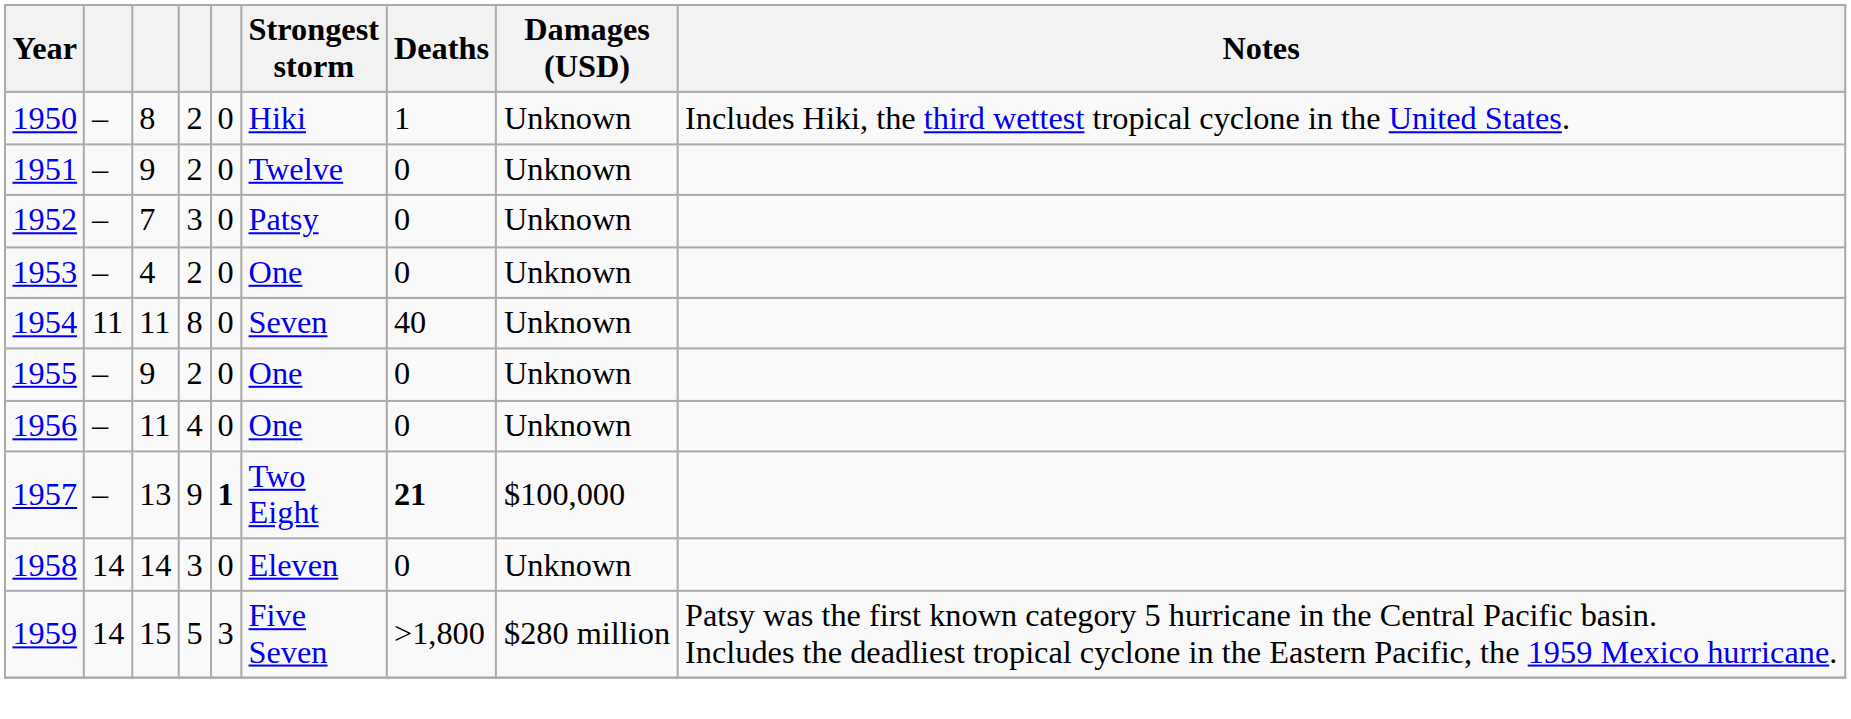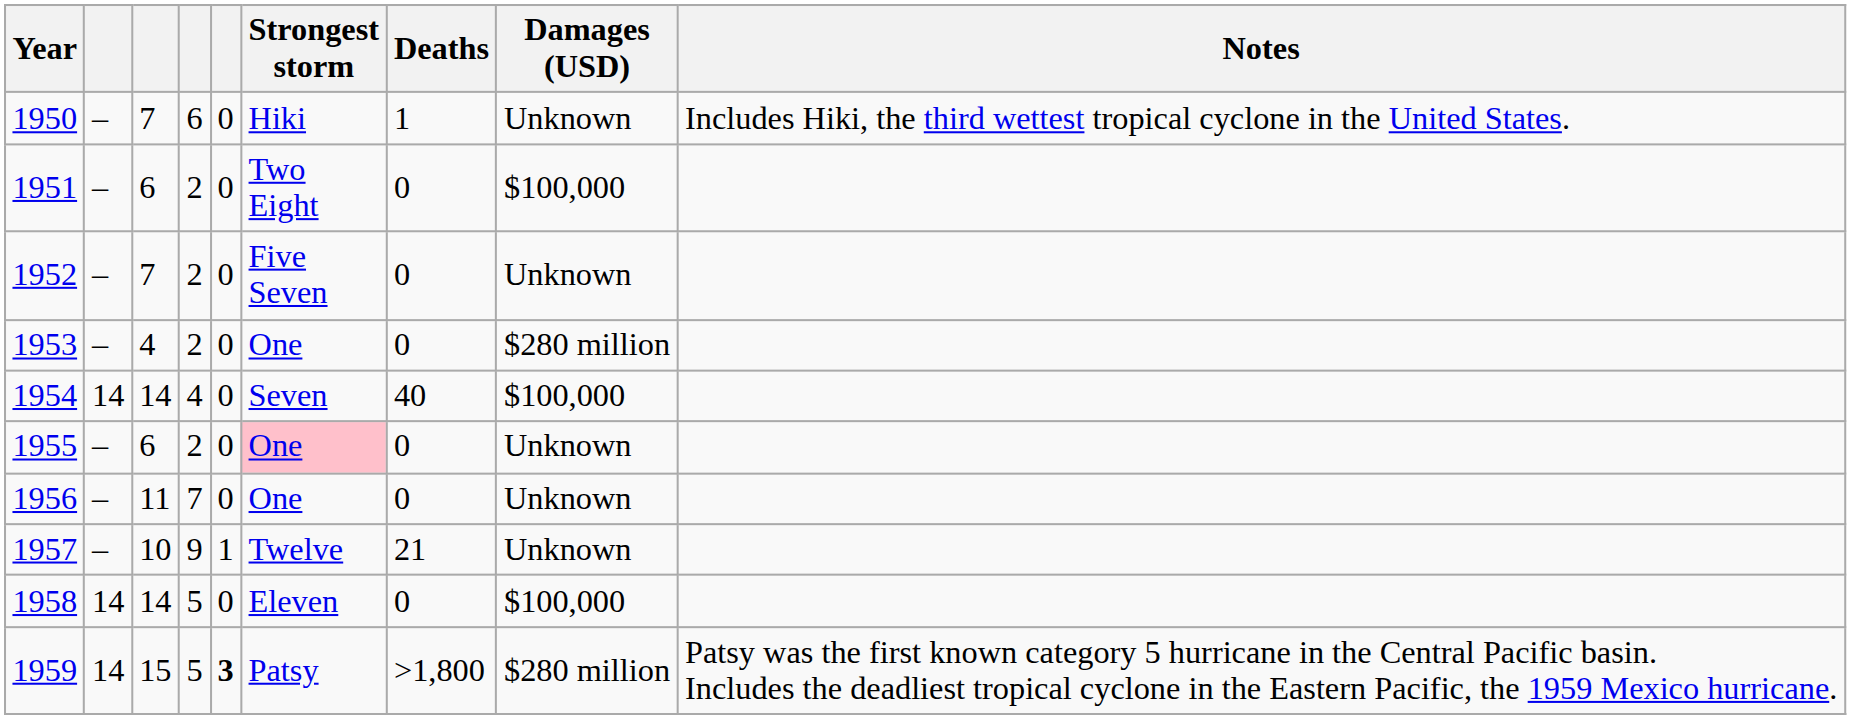(147, 117) 8 -> (147, 117) 7
(195, 117) 2 -> (195, 117) 6
(147, 169) 9 -> (147, 187) 6
(296, 169) Twelve -> (284, 187) Two Eight
(568, 169) Unknown -> (565, 187) $100,000
(195, 220) 3 -> (195, 274) 2
(284, 220) Patsy -> (288, 274) Five Seven
(568, 271) Unknown -> (587, 344) $280 million
(108, 322) 11 -> (108, 395) 14
(155, 322) 11 -> (155, 395) 14
(195, 322) 8 -> (195, 395) 4
(568, 322) Unknown -> (565, 395) $100,000
(147, 374) 9 -> (147, 446) 6
(275, 374) no background -> (275, 446) pink background
(195, 425) 4 -> (195, 498) 7
(155, 494) 13 -> (155, 549) 10
(226, 494) bold -> (226, 549) normal
(284, 494) Two Eight -> (296, 549) Twelve
(410, 494) bold -> (410, 549) normal
(565, 494) $100,000 -> (568, 549) Unknown
(195, 564) 3 -> (195, 600) 5
(568, 564) Unknown -> (565, 600) $100,000
(226, 633) normal -> (226, 669) bold
(288, 633) Five Seven -> (284, 669) Patsy
